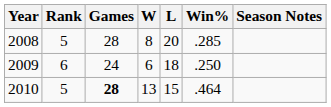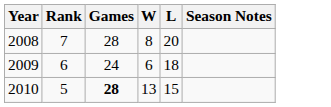- column: (208, 16)
(64, 41) 5 -> (64, 41) 7
